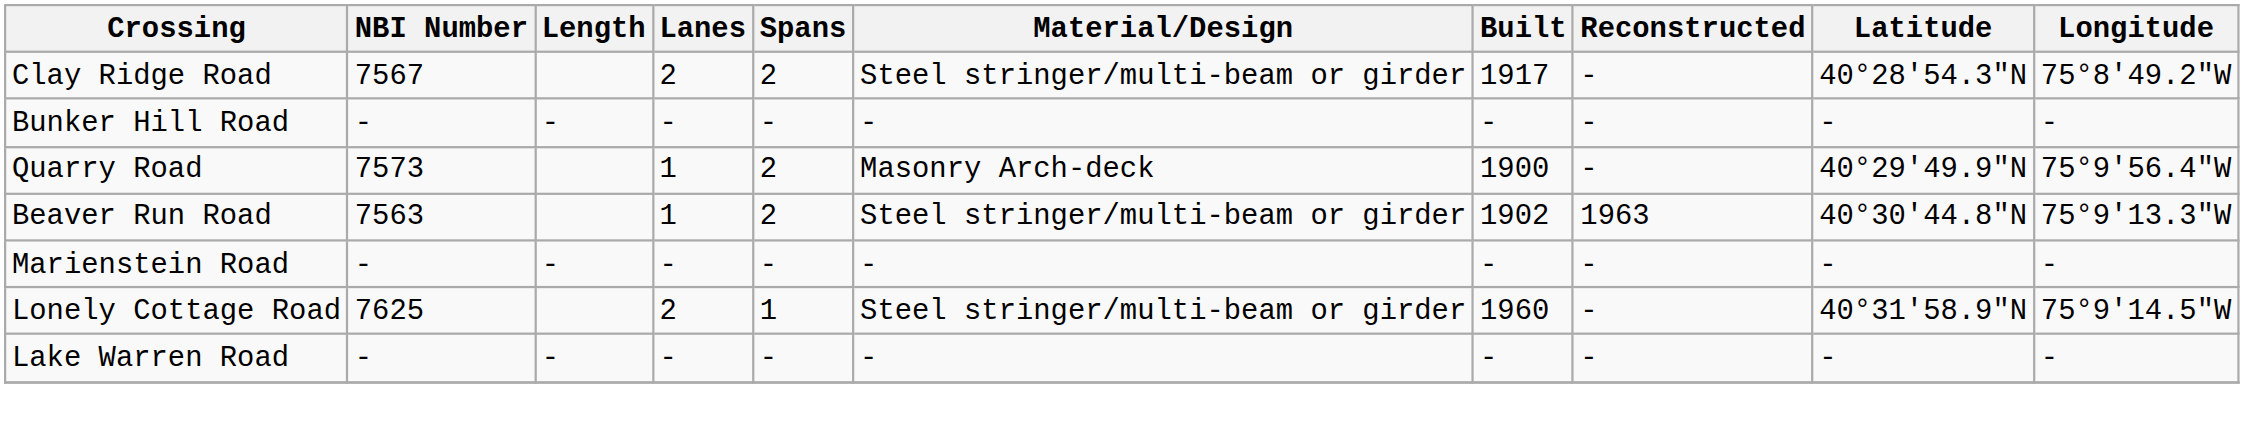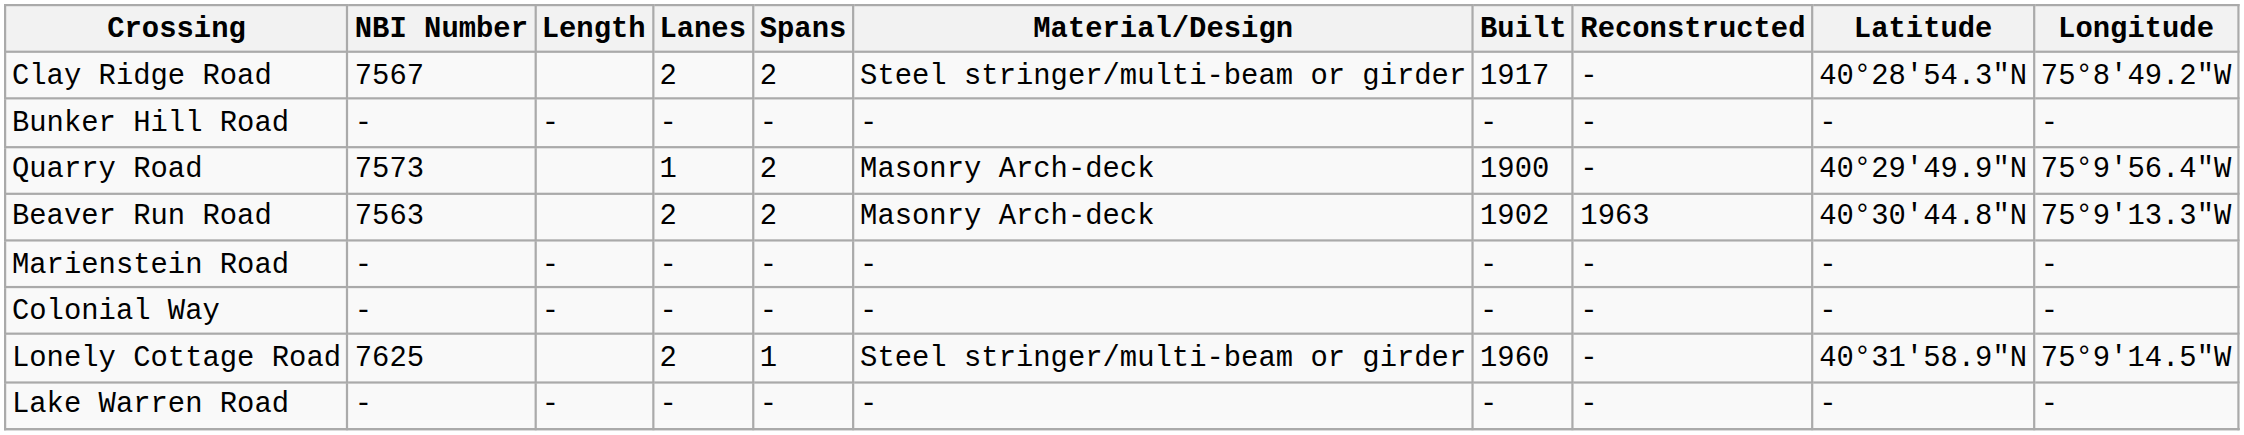(668, 217) 1 -> (668, 217) 2
(1163, 217) Steel stringer/multi-beam or girder -> (1007, 217) Masonry Arch-deck
+ row: (116, 311)
